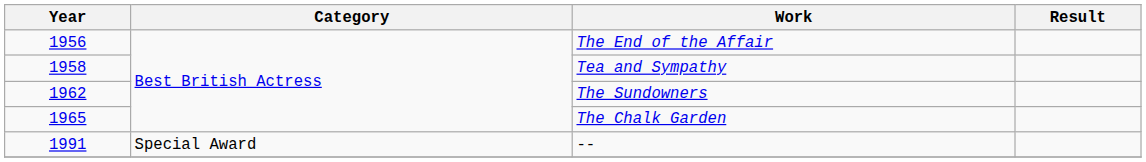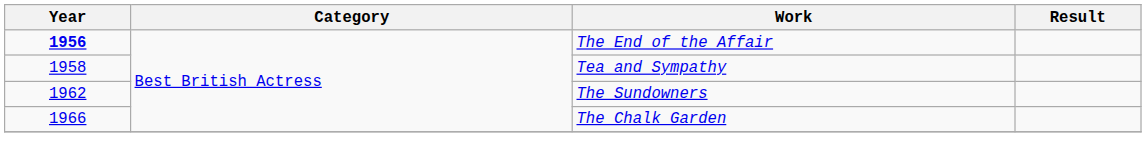(68, 43) normal -> (68, 43) bold
(68, 119) 1965 -> (68, 119) 1966
- row: (586, 144)
